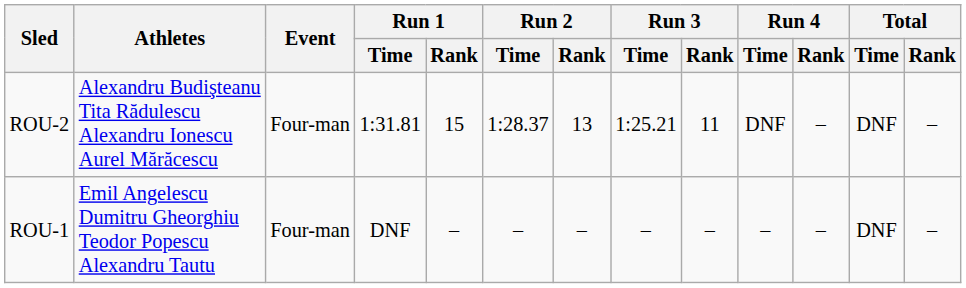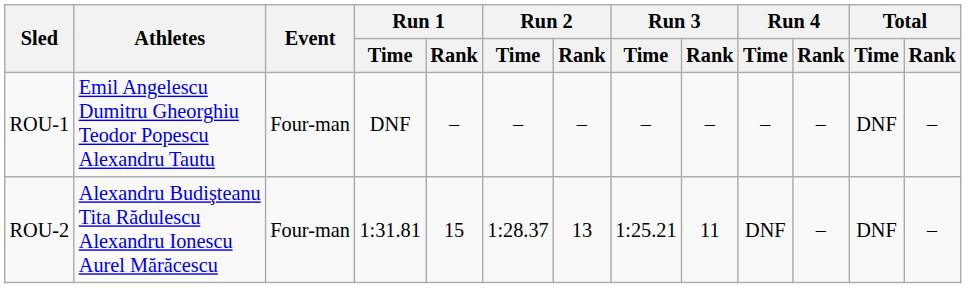rows swapped: (39, 229) <-> (39, 124)
